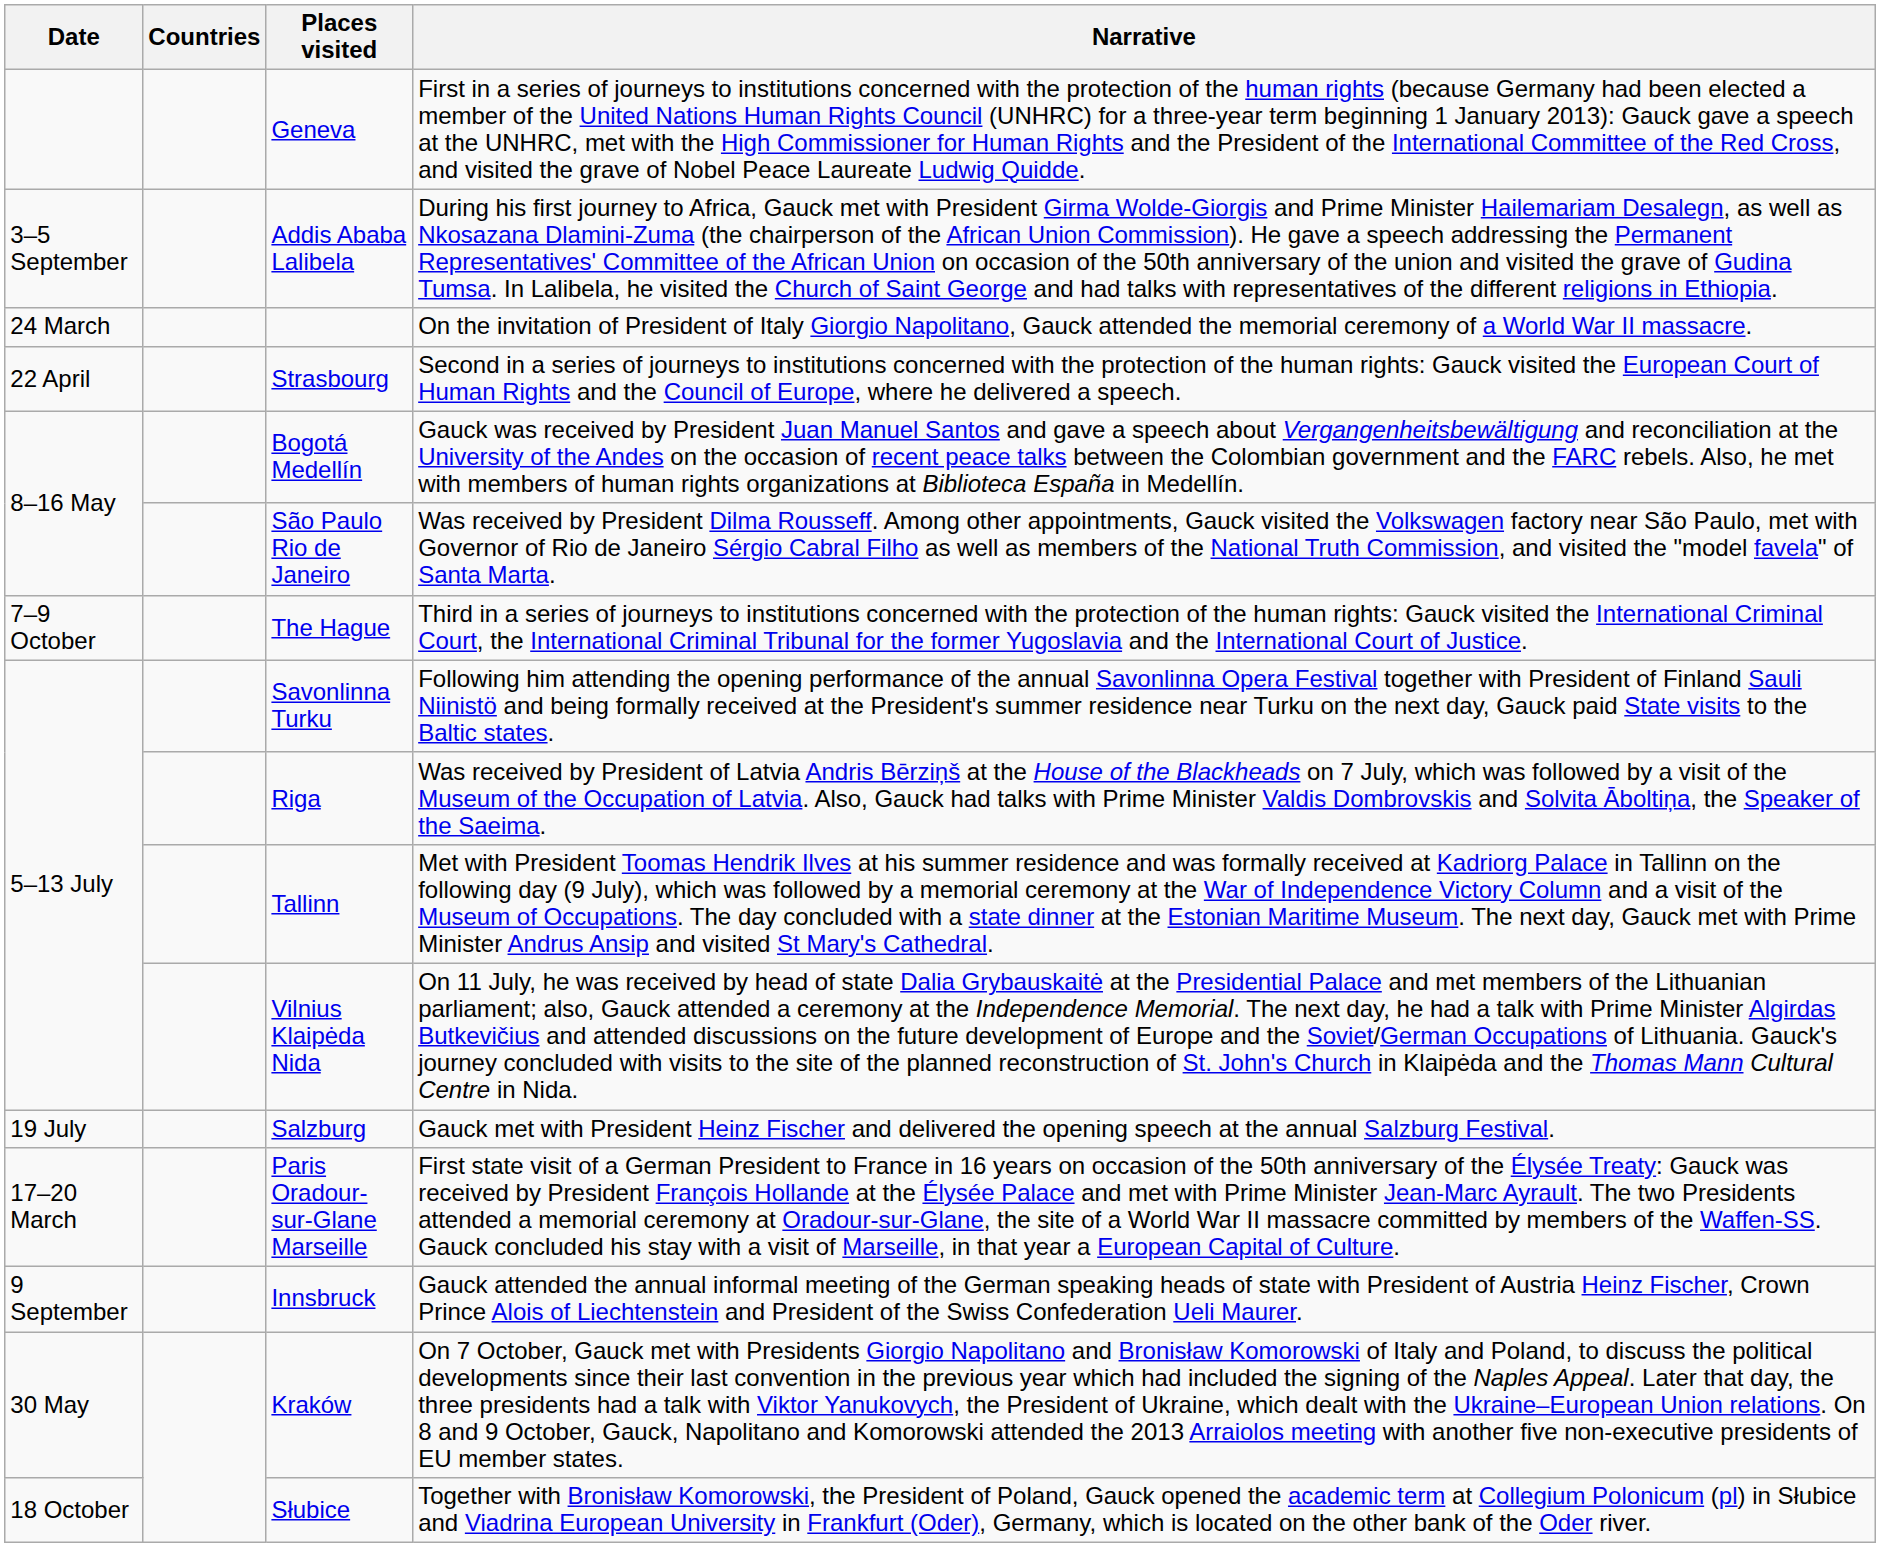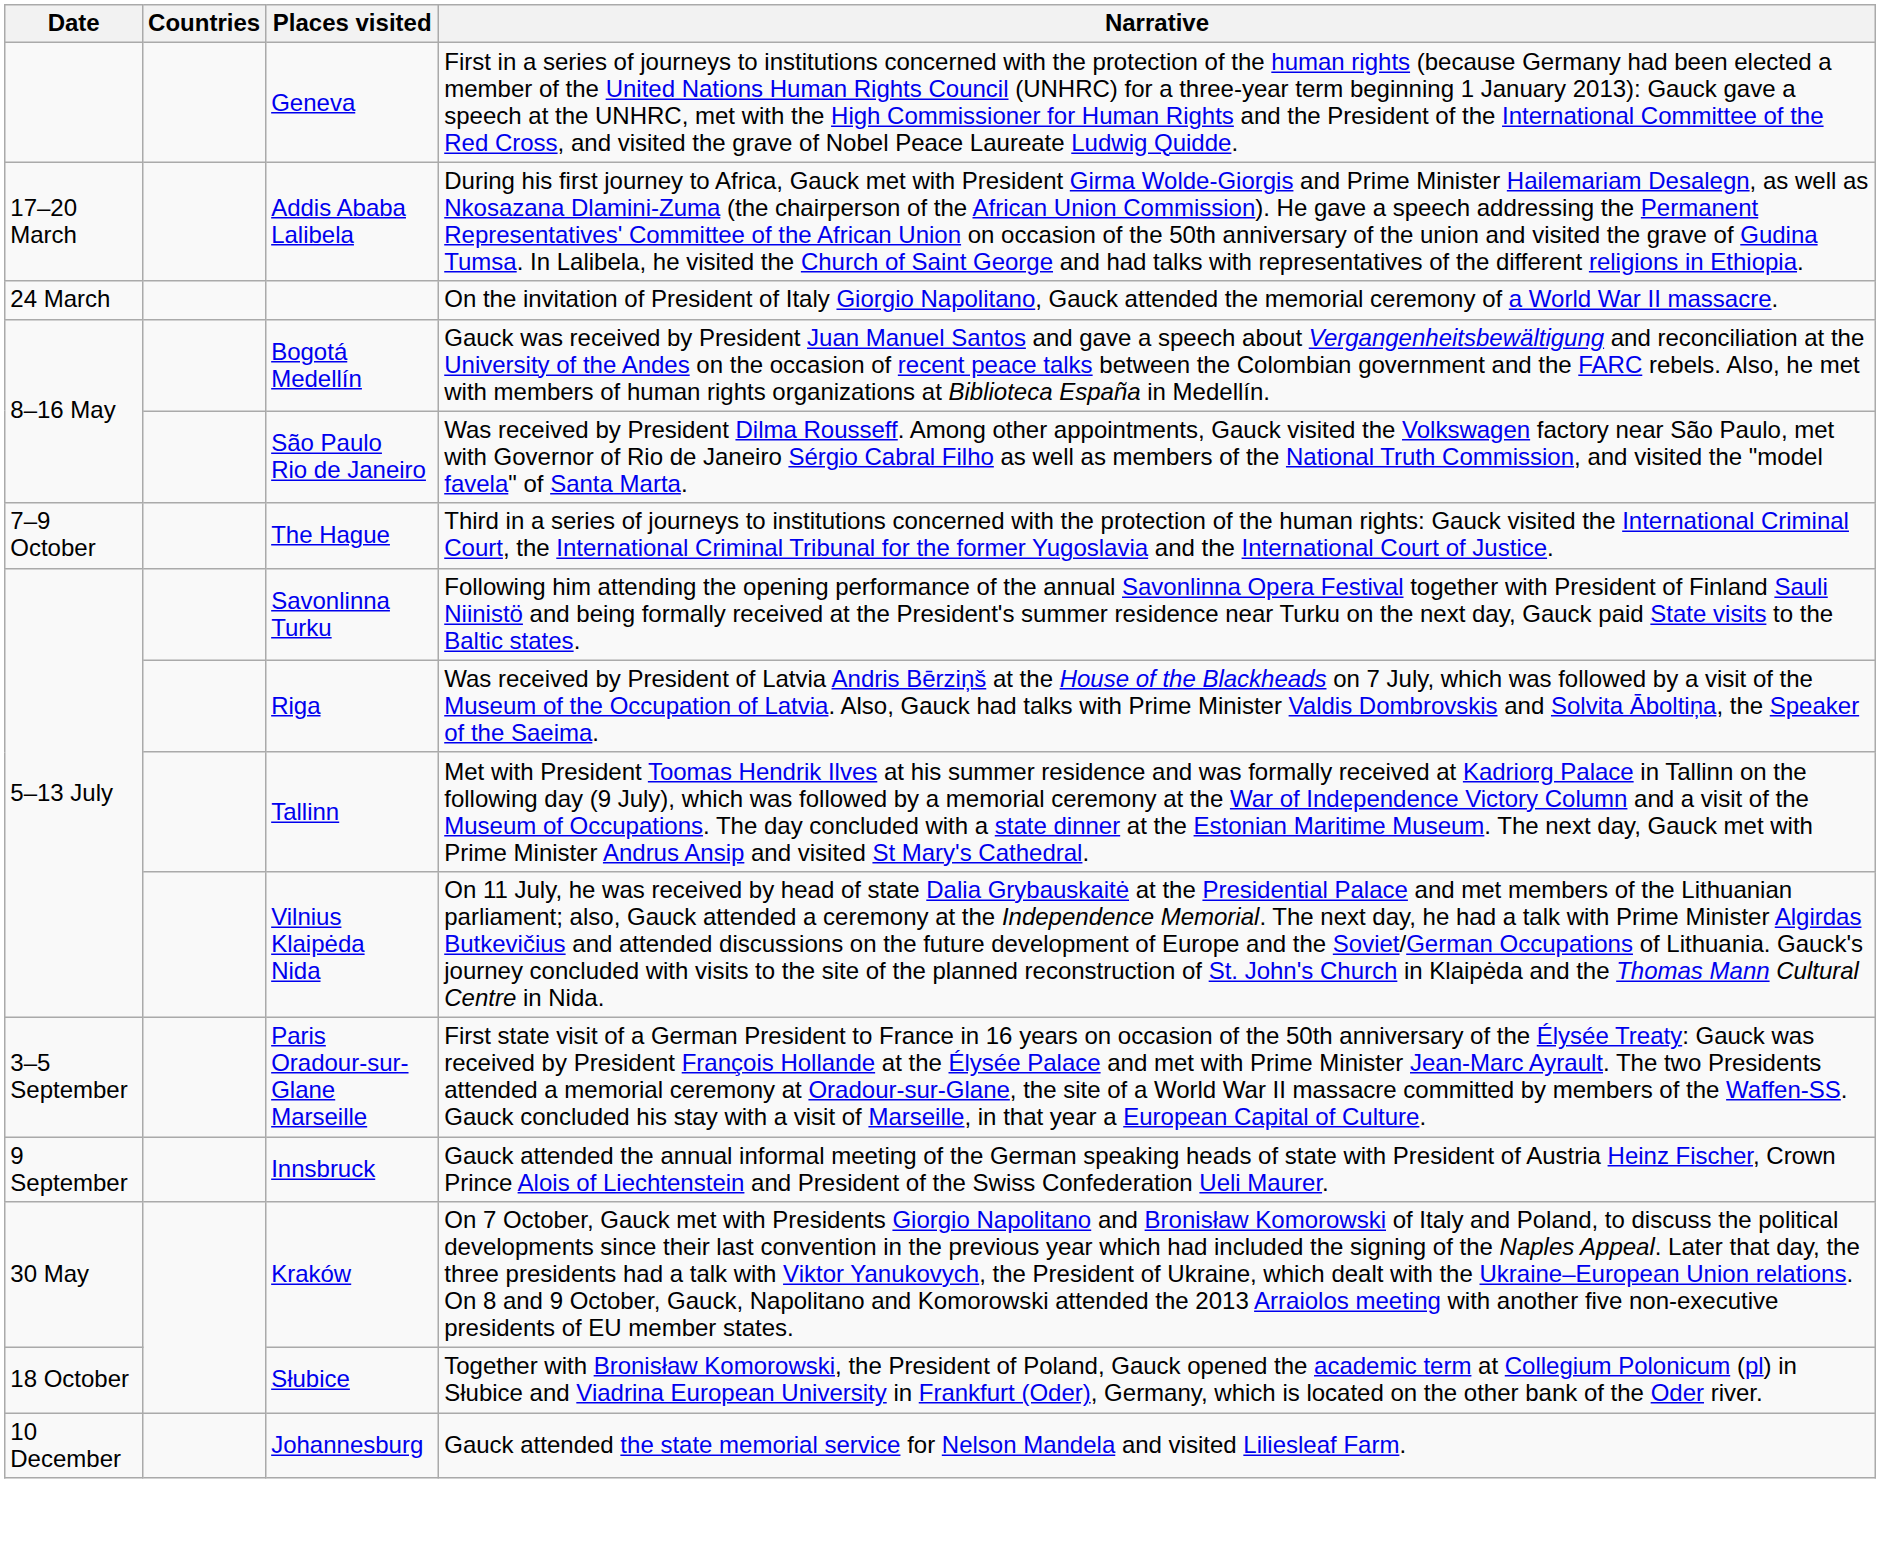(69, 248) 3–5 September -> (44, 221) 17–20 March
- row: (330, 378)
- row: (319, 1128)
(44, 1206) 17–20 March -> (69, 1076) 3–5 September
+ row: (347, 1444)
